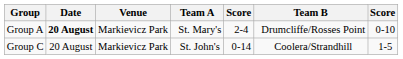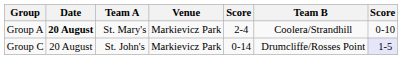columns swapped: (133, 12) <-> (197, 12)
(311, 29) Drumcliffe/Rosses Point -> (311, 29) Coolera/Strandhill
(311, 46) Coolera/Strandhill -> (311, 46) Drumcliffe/Rosses Point
(383, 46) no background -> (383, 46) lavender background
